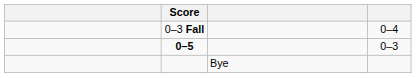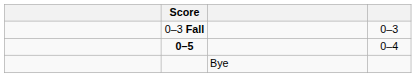(389, 30) 0–4 -> (389, 30) 0–3
(389, 47) 0–3 -> (389, 47) 0–4
